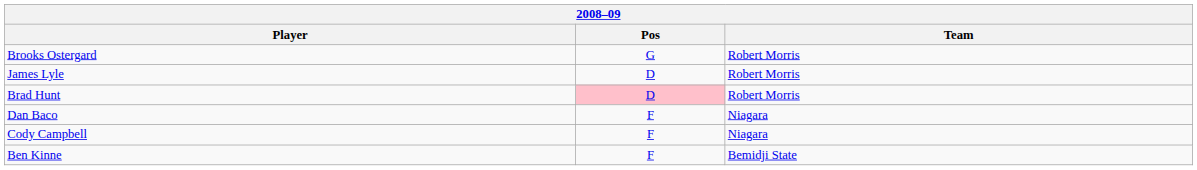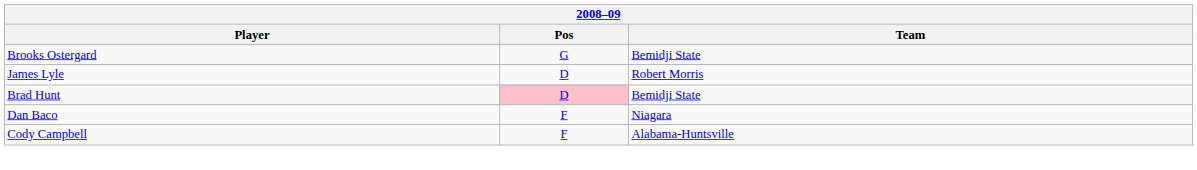(764, 54) Robert Morris -> (666, 54) Bemidji State
(764, 94) Robert Morris -> (666, 94) Bemidji State
(748, 134) Niagara -> (683, 134) Alabama-Huntsville
- row: (35, 154)
